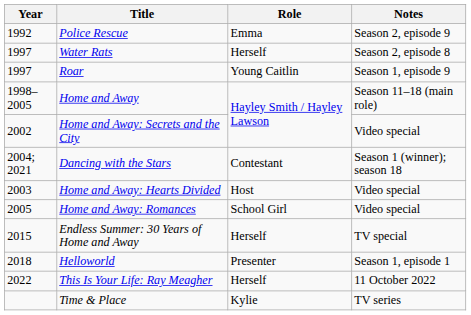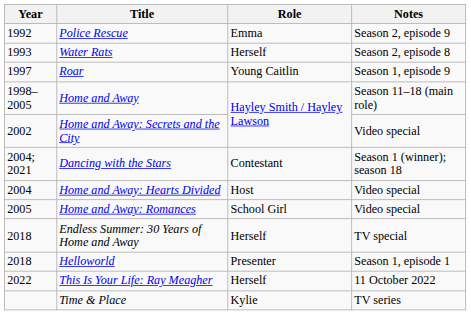(19, 52) 1997 -> (19, 52) 1993
(19, 190) 2003 -> (19, 190) 2004
(19, 235) 2015 -> (19, 235) 2018
